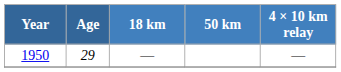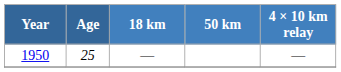(88, 55) 29 -> (88, 55) 25
